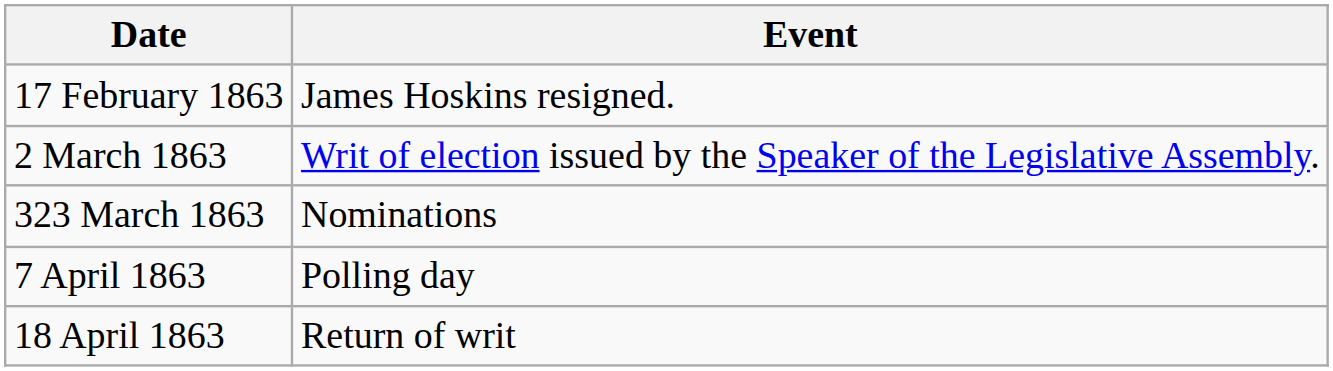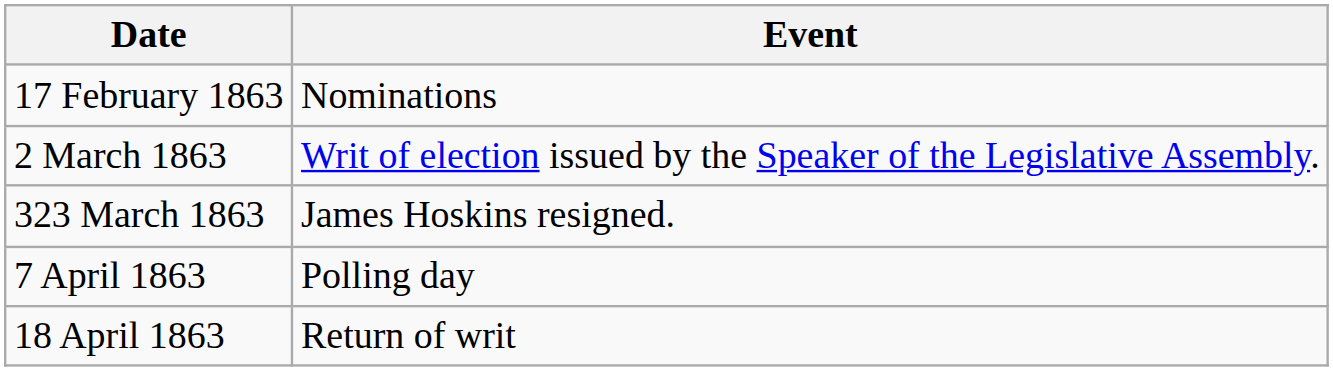(488, 94) James Hoskins resigned. -> (399, 94) Nominations
(399, 214) Nominations -> (488, 214) James Hoskins resigned.
